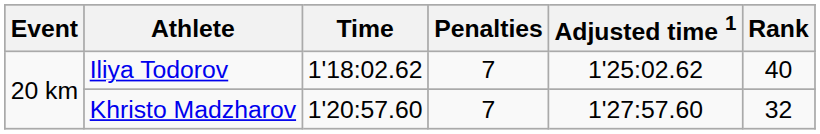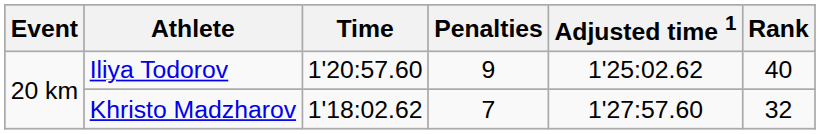(365, 70) 1'18:02.62 -> (365, 70) 1'20:57.60
(489, 70) 7 -> (489, 70) 9
(365, 110) 1'20:57.60 -> (365, 110) 1'18:02.62
